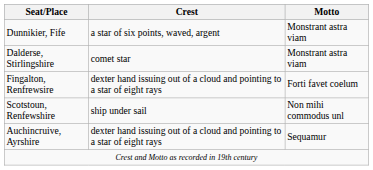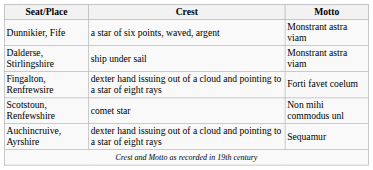(111, 58) comet star -> (119, 58) ship under sail
(119, 110) ship under sail -> (111, 110) comet star
